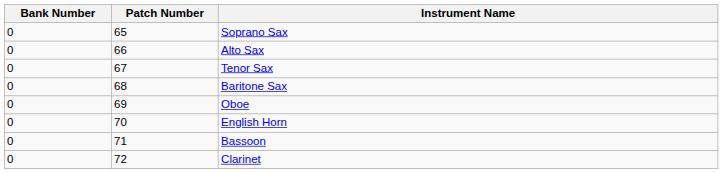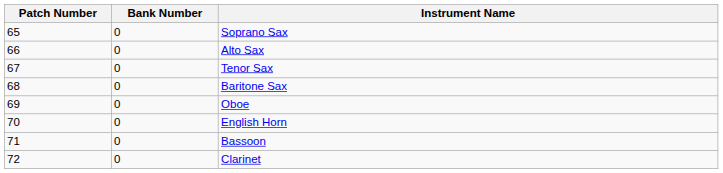columns swapped: (165, 13) <-> (58, 13)
